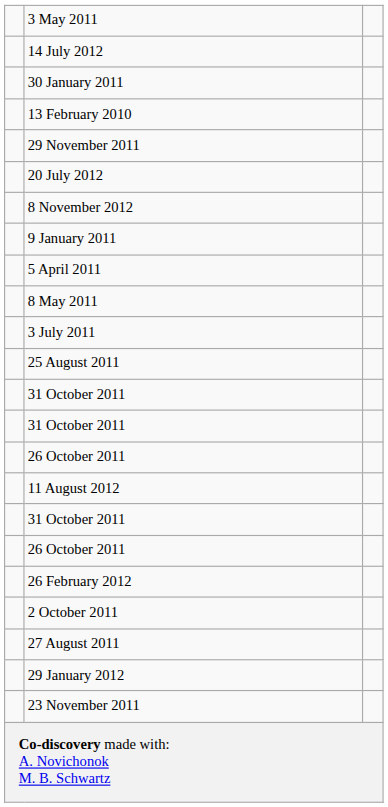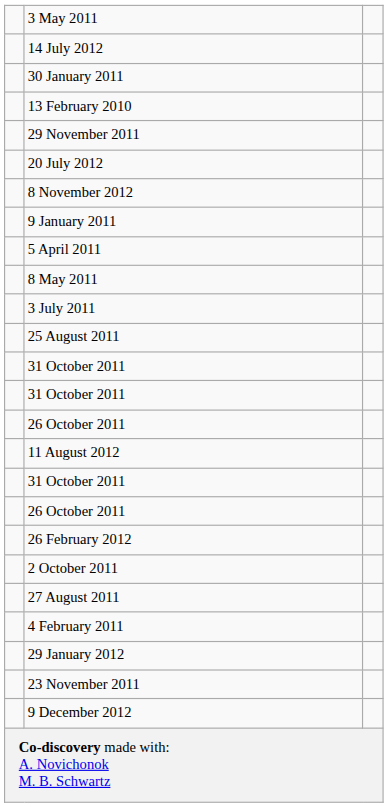+ row: (14, 627)
+ row: (14, 713)
